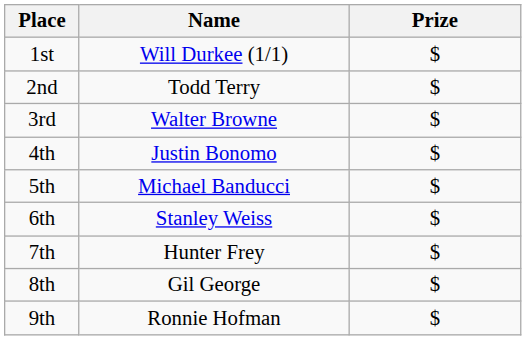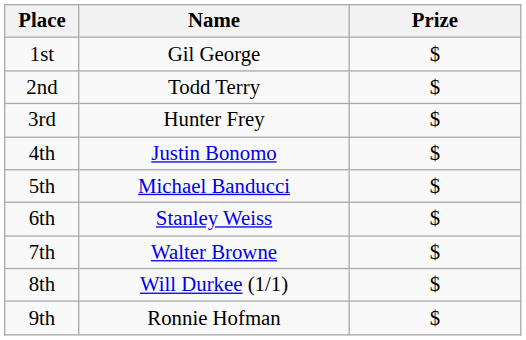(214, 53) Will Durkee (1/1) -> (214, 53) Gil George
(214, 119) Walter Browne -> (214, 119) Hunter Frey
(214, 251) Hunter Frey -> (214, 251) Walter Browne
(214, 284) Gil George -> (214, 284) Will Durkee (1/1)
